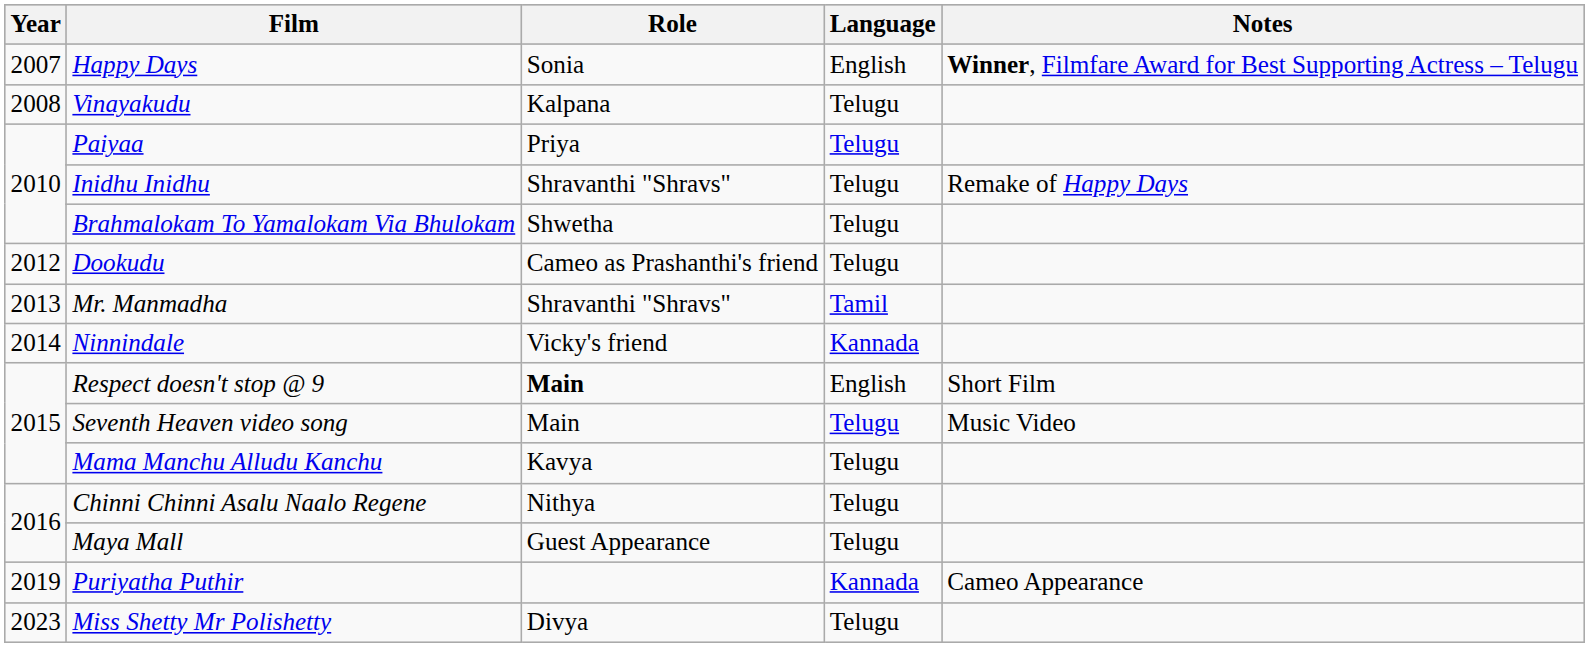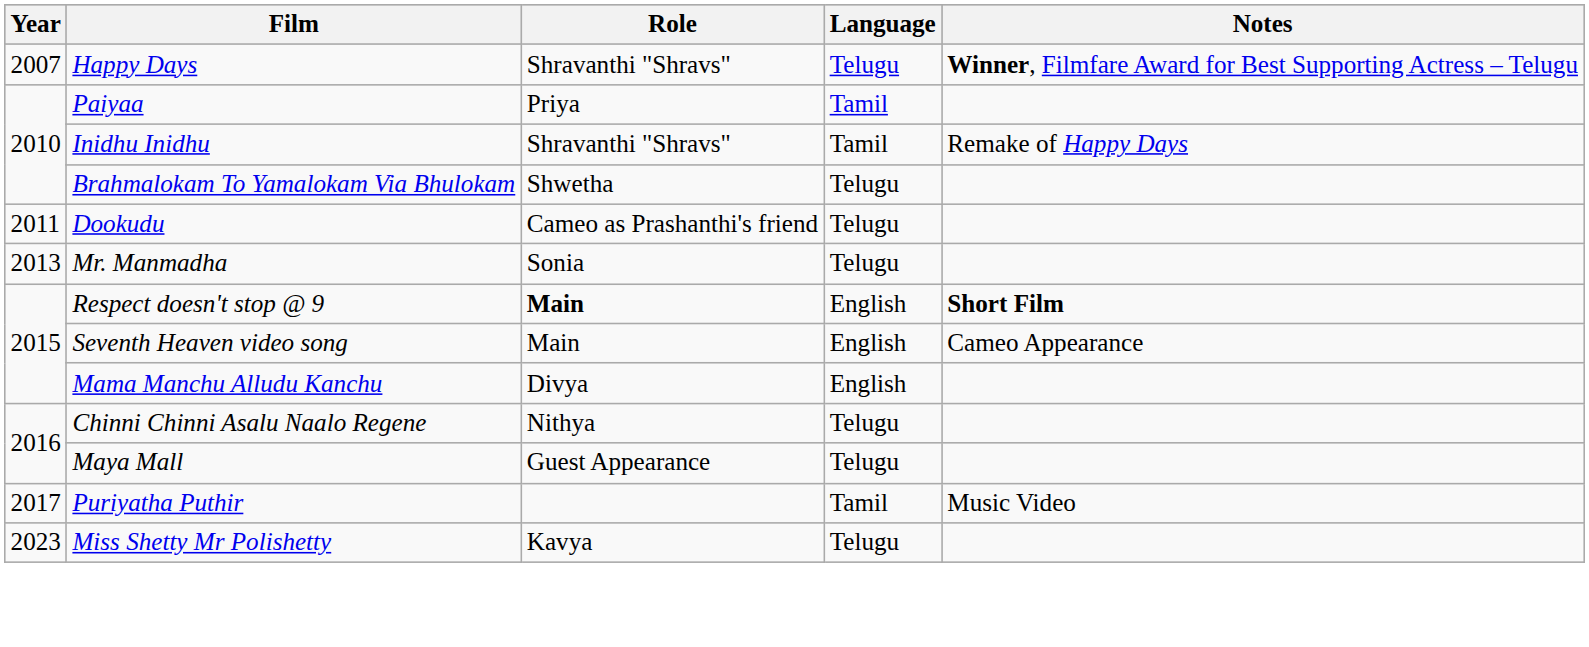(555, 64) Sonia -> (629, 64) Shravanthi "Shravs"
(868, 64) English -> (864, 64) Telugu
- row: (131, 104)
(864, 143) Telugu -> (859, 104) Tamil
(864, 183) Telugu -> (859, 143) Tamil
(36, 263) 2012 -> (35, 223) 2011
(629, 303) Shravanthi "Shravs" -> (555, 263) Sonia
(859, 303) Tamil -> (864, 263) Telugu
- row: (128, 343)
(1001, 382) normal -> (1006, 303) bold
(864, 422) Telugu -> (868, 343) English
(1012, 422) Music Video -> (1045, 343) Cameo Appearance
(560, 462) Kavya -> (558, 382) Divya
(864, 462) Telugu -> (868, 382) English
(36, 582) 2019 -> (36, 502) 2017
(874, 582) Kannada -> (859, 502) Tamil
(1045, 582) Cameo Appearance -> (1012, 502) Music Video
(558, 622) Divya -> (560, 542) Kavya
